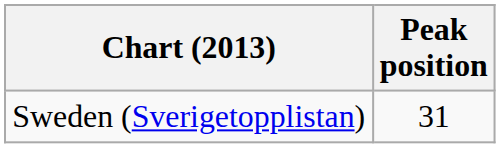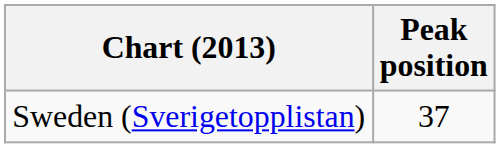(434, 116) 31 -> (434, 116) 37
